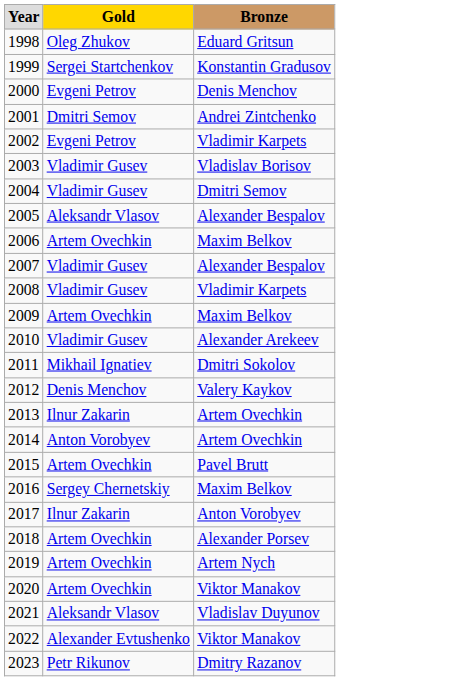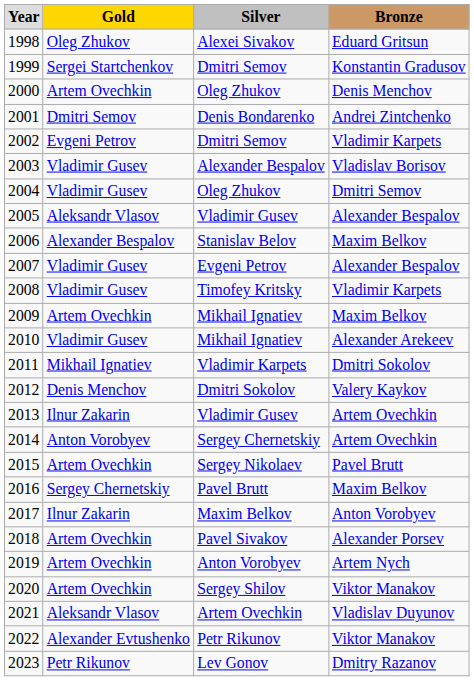+ column: (261, 16)
(91, 91) Evgeni Petrov -> (99, 91) Artem Ovechkin
(99, 240) Artem Ovechkin -> (110, 240) Alexander Bespalov
